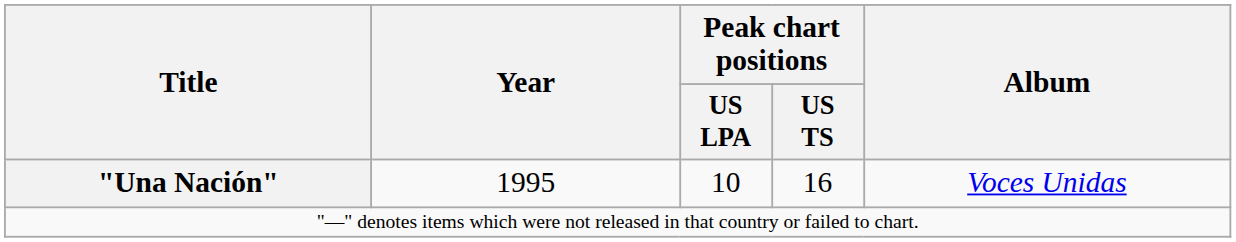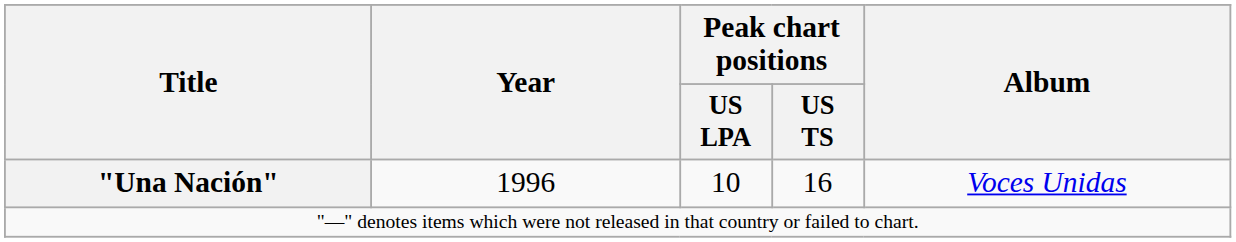(526, 182) 1995 -> (526, 182) 1996
